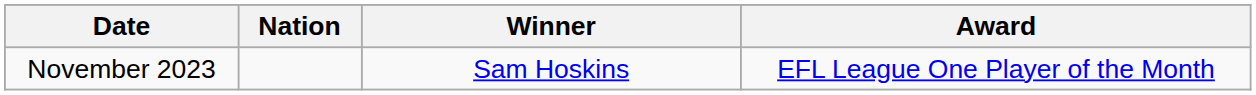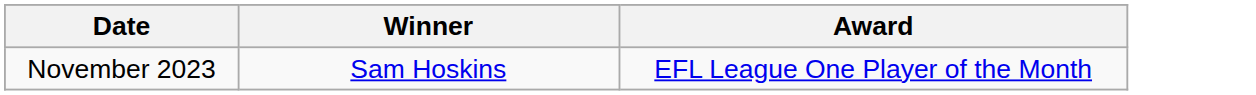- column: (300, 26)
